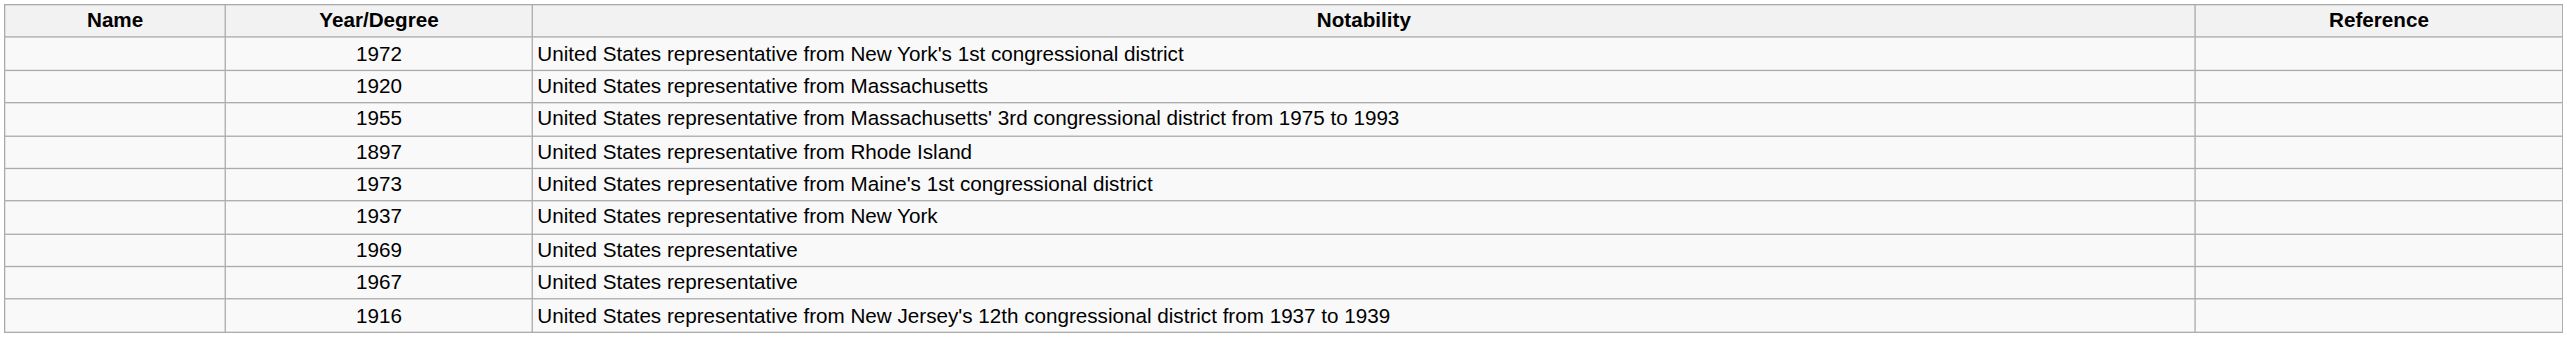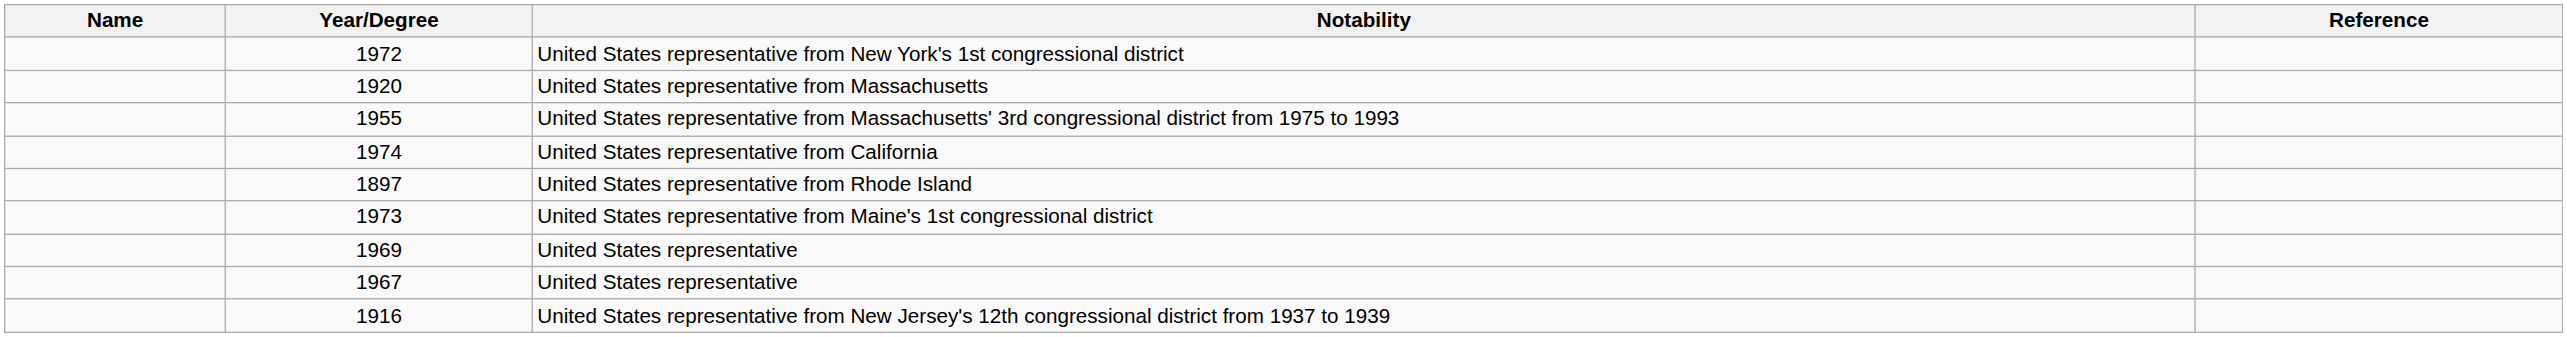+ row: (379, 151)
- row: (379, 217)
